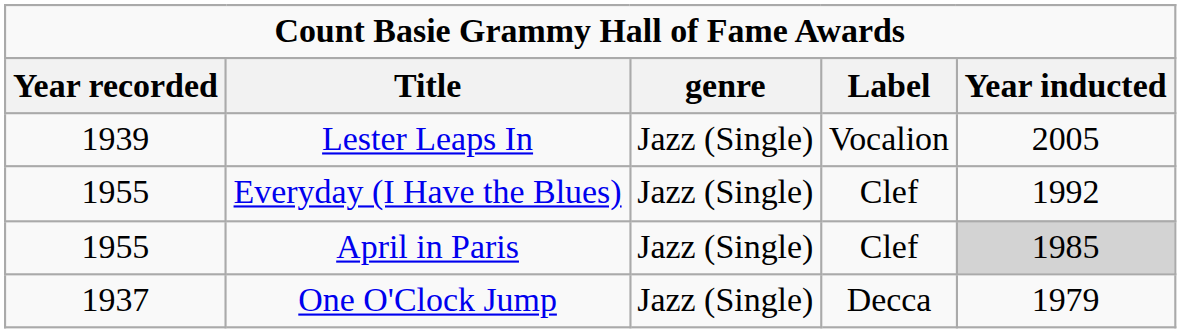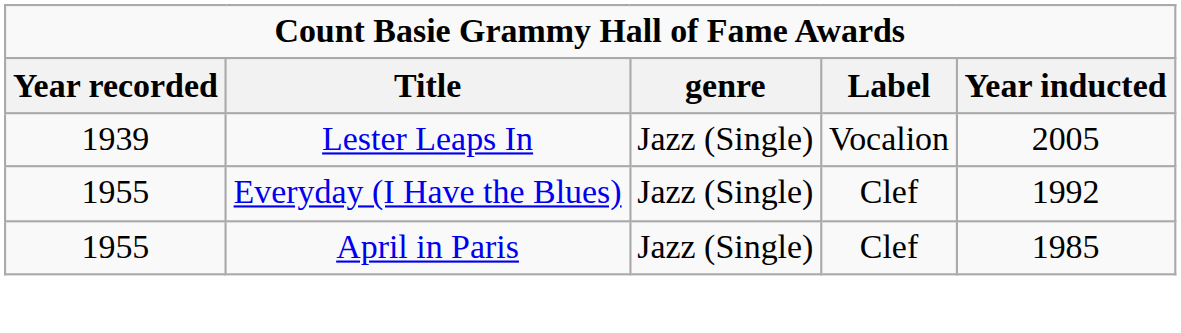(1066, 246) lightgrey background -> (1066, 246) no background
- row: (428, 300)
